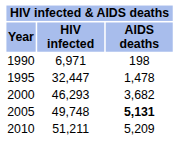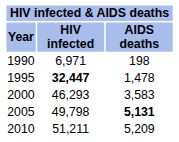(71, 78) normal -> (71, 78) bold
(139, 94) 3,682 -> (139, 94) 3,583
(71, 111) 49,748 -> (71, 111) 49,798
